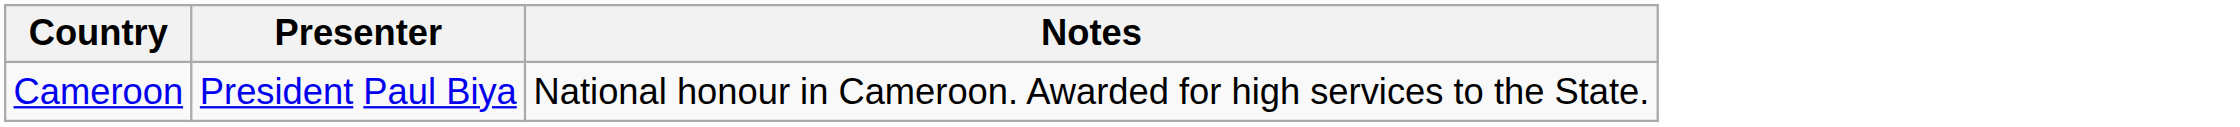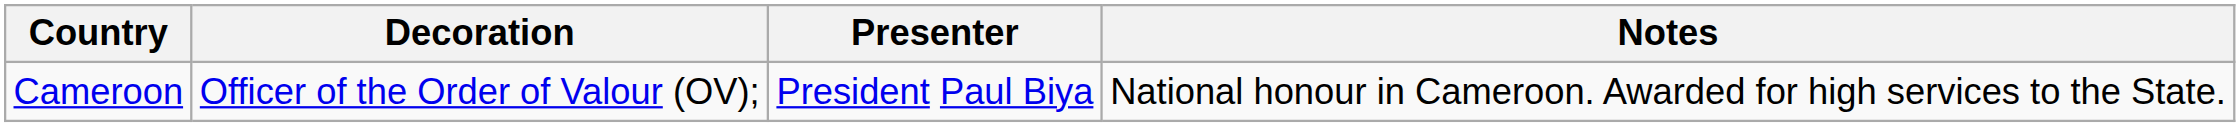+ column: (480, 33)
